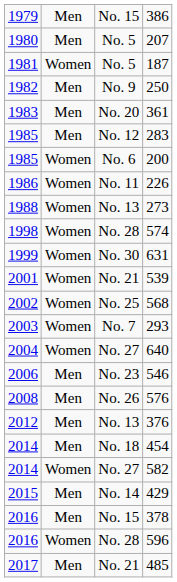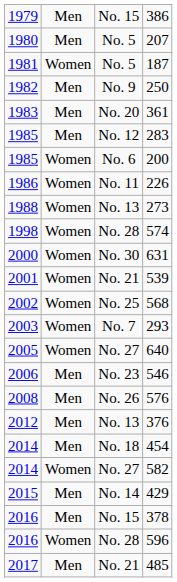(23, 254) 1999 -> (23, 254) 2000
(23, 350) 2004 -> (23, 350) 2005
